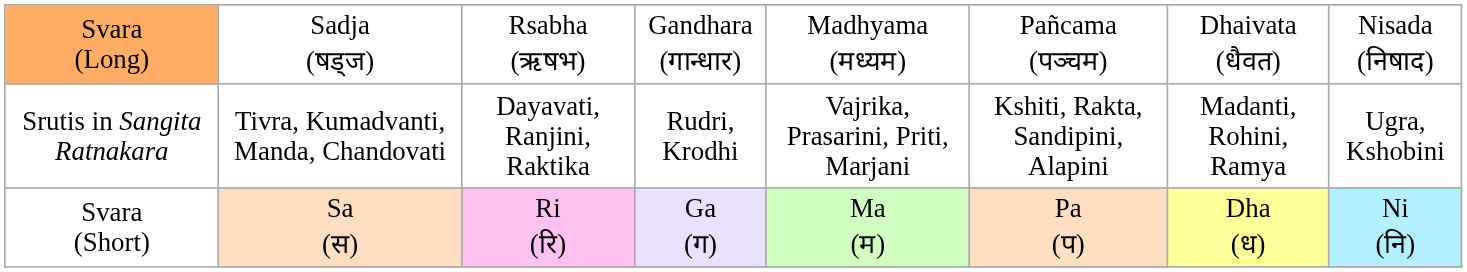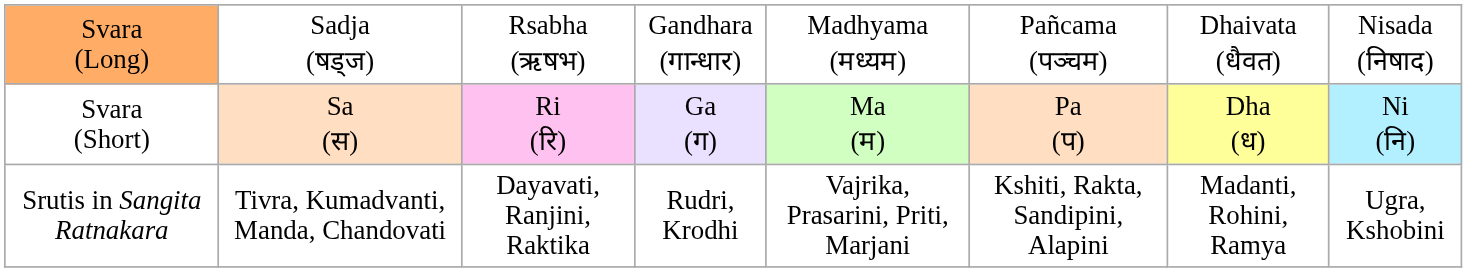rows swapped: (112, 226) <-> (112, 135)
